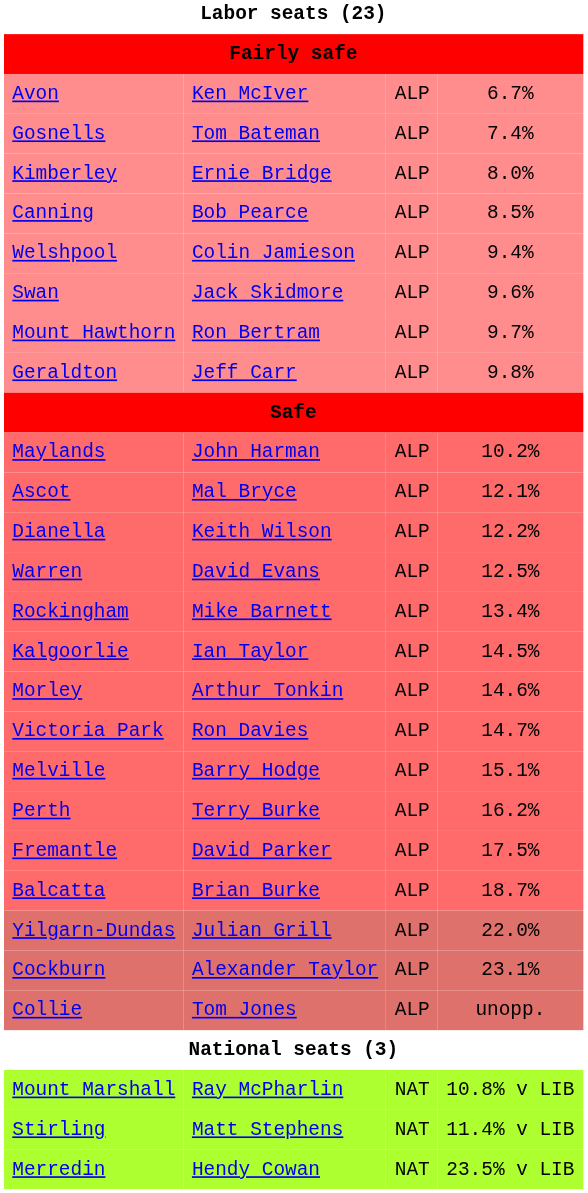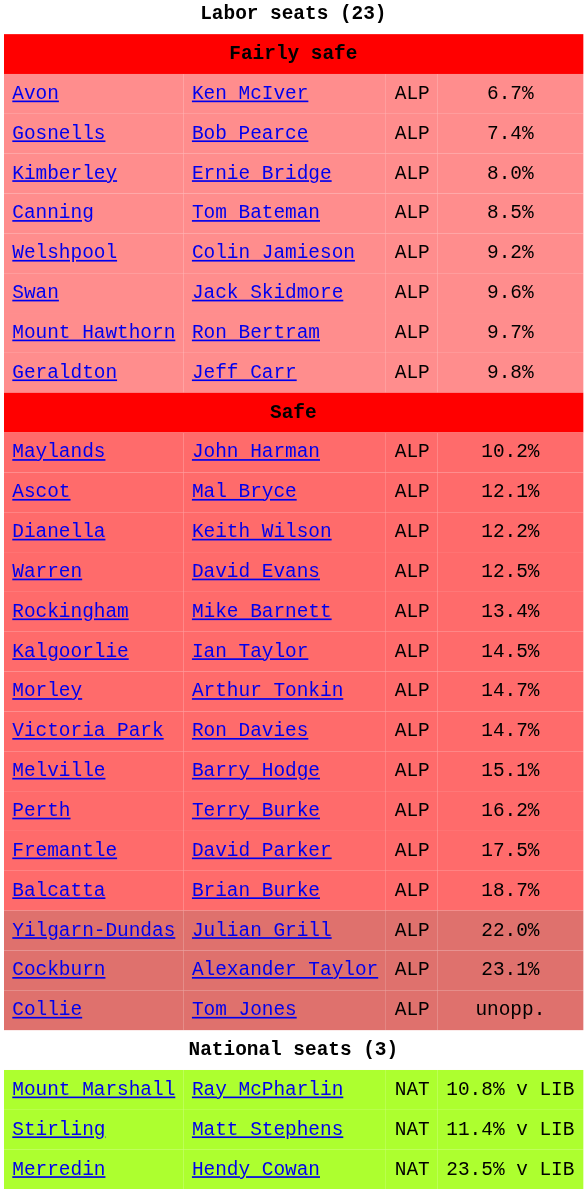(256, 133) Tom Bateman -> (250, 133) Bob Pearce
(250, 213) Bob Pearce -> (256, 213) Tom Bateman
(510, 253) 9.4% -> (510, 253) 9.2%
(510, 691) 14.6% -> (510, 691) 14.7%
